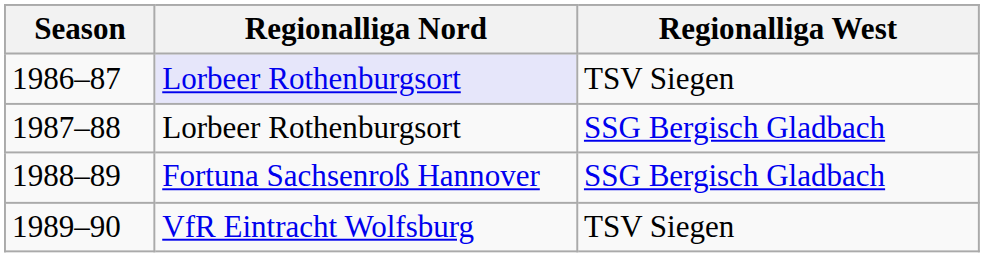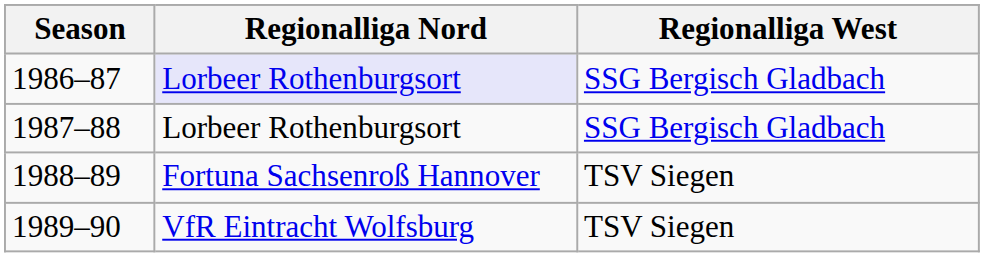(659, 78) TSV Siegen -> (735, 78) SSG Bergisch Gladbach
(735, 176) SSG Bergisch Gladbach -> (659, 176) TSV Siegen
